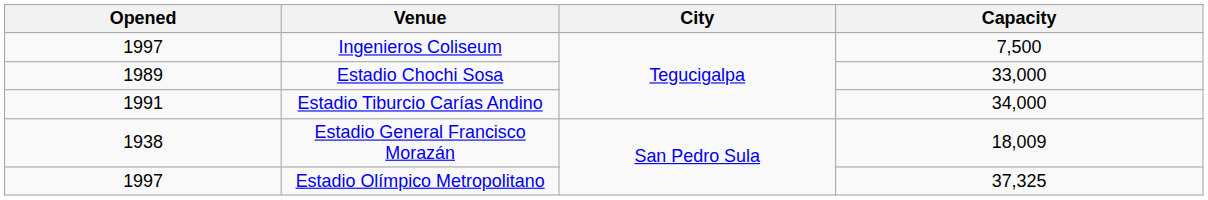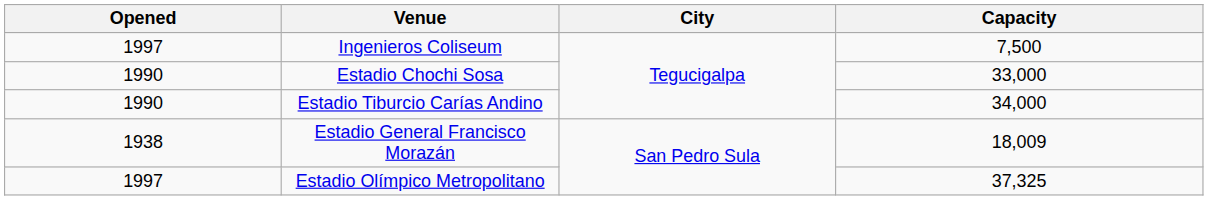(143, 75) 1989 -> (143, 75) 1990
(143, 103) 1991 -> (143, 103) 1990
